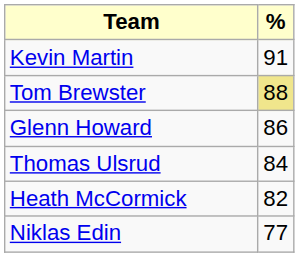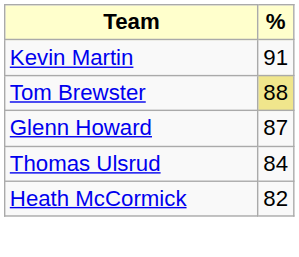(276, 127) 86 -> (276, 127) 87
- row: (65, 233)
